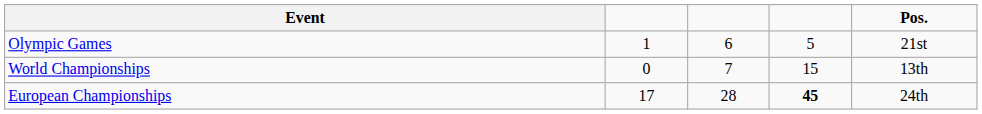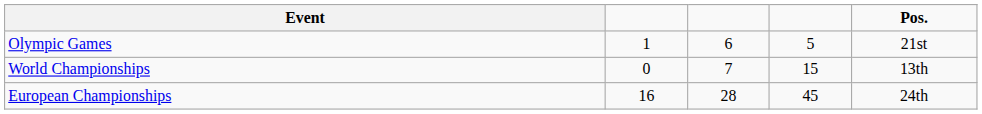(646, 96) 17 -> (646, 96) 16
(810, 96) bold -> (810, 96) normal
